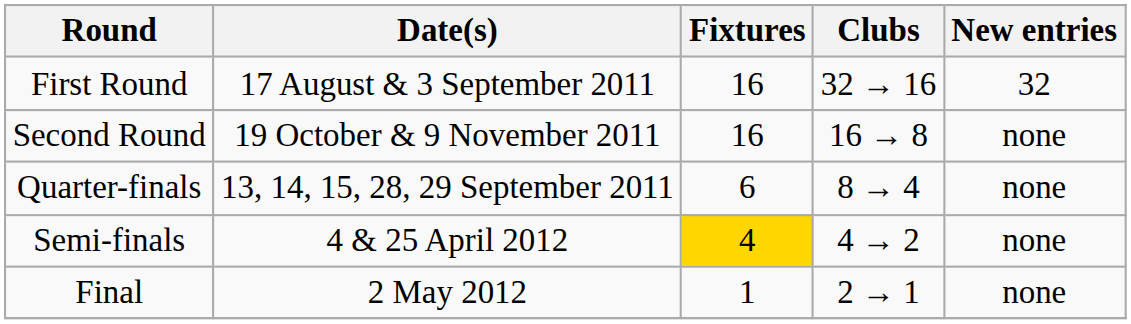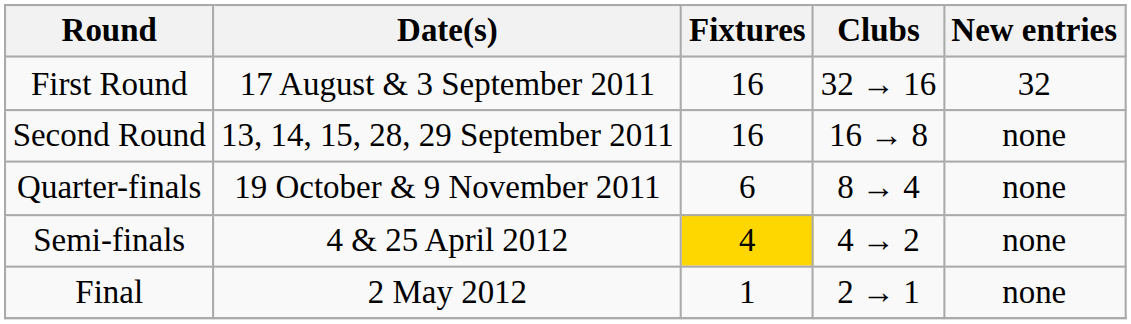(447, 135) 19 October & 9 November 2011 -> (447, 135) 13, 14, 15, 28, 29 September 2011
(447, 187) 13, 14, 15, 28, 29 September 2011 -> (447, 187) 19 October & 9 November 2011
